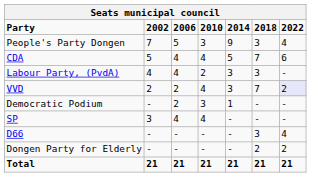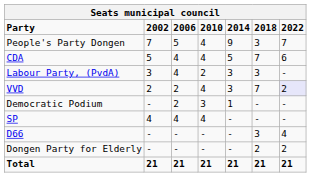(203, 42) 3 -> (203, 42) 4
(284, 42) 4 -> (284, 42) 7
(149, 73) 4 -> (149, 73) 3
(149, 119) 3 -> (149, 119) 4
